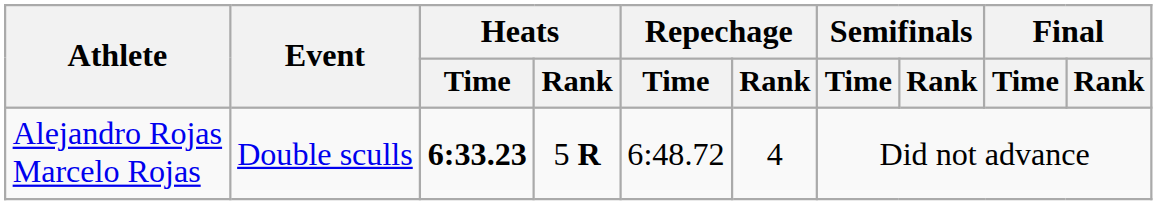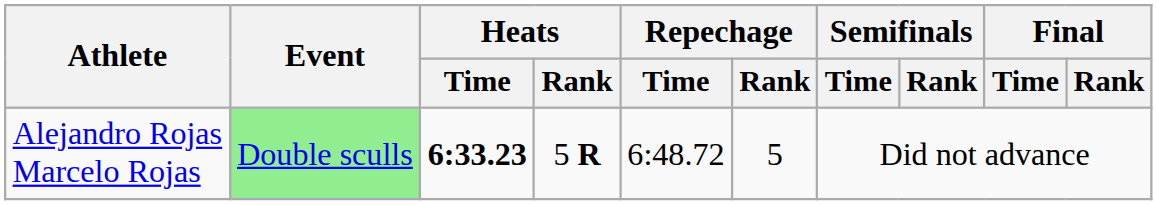(325, 153) no background -> (325, 153) lightgreen background
(775, 153) 4 -> (775, 153) 5
